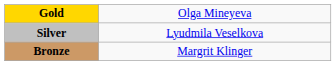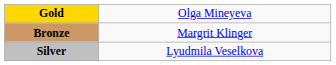rows swapped: (51, 32) <-> (51, 51)
